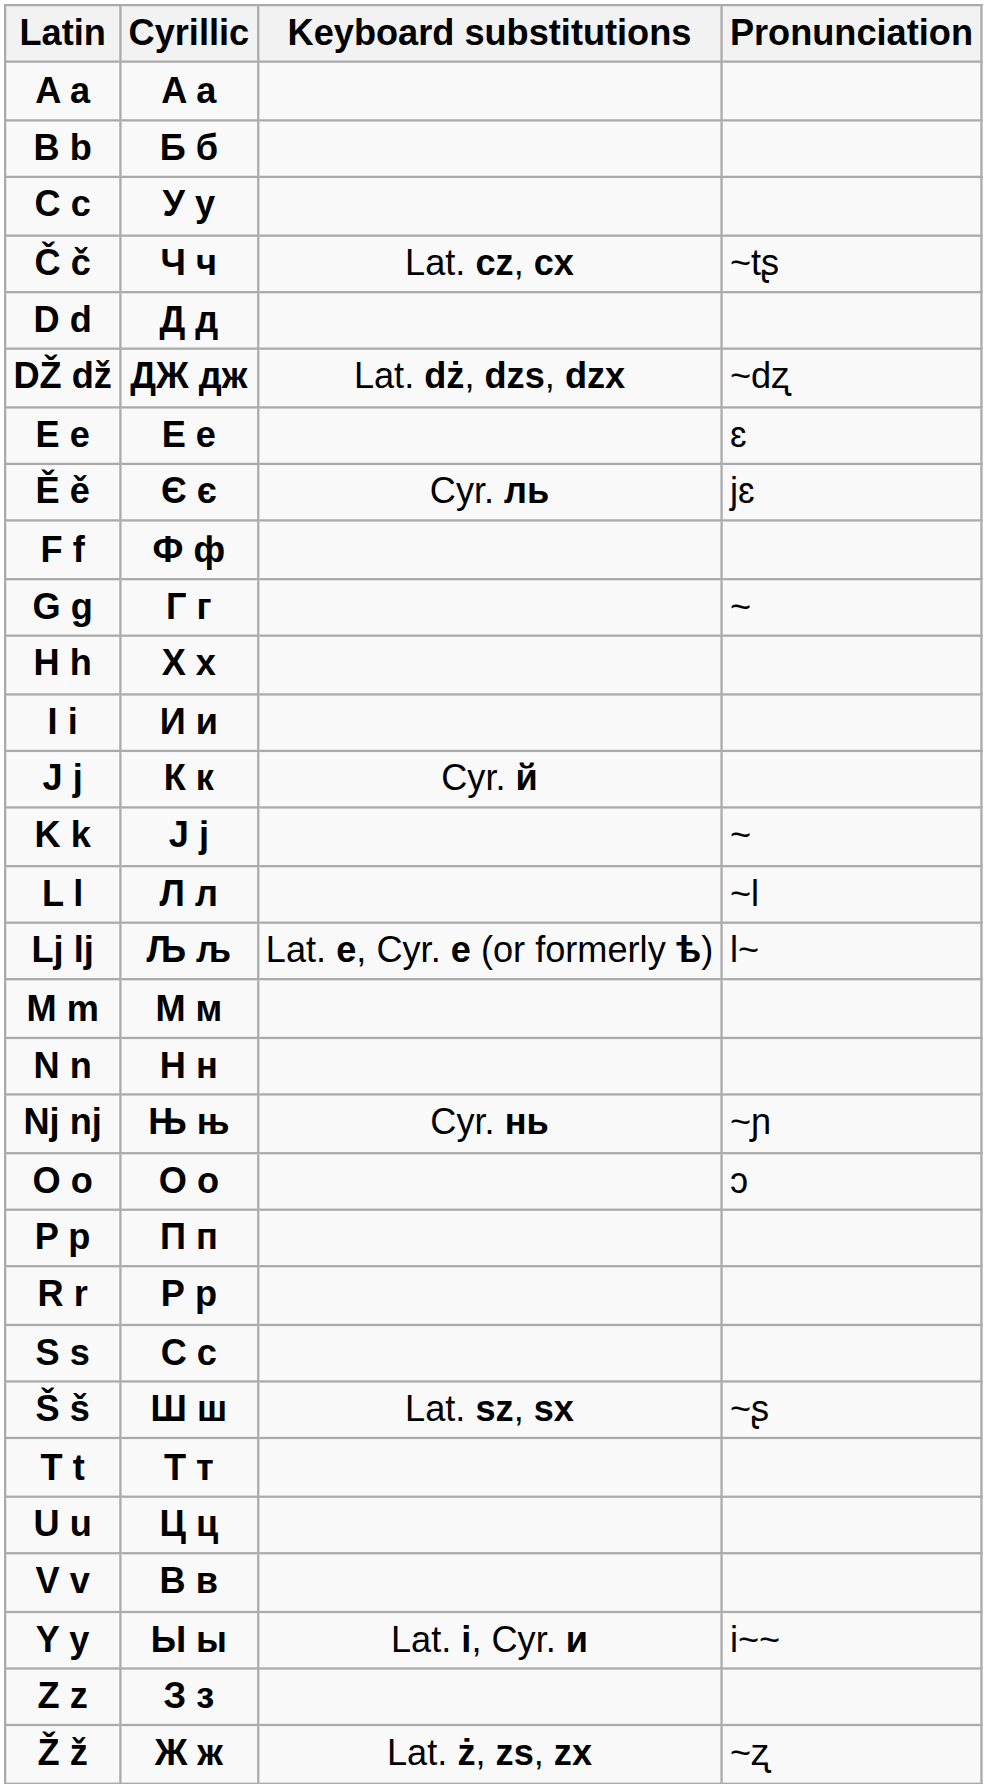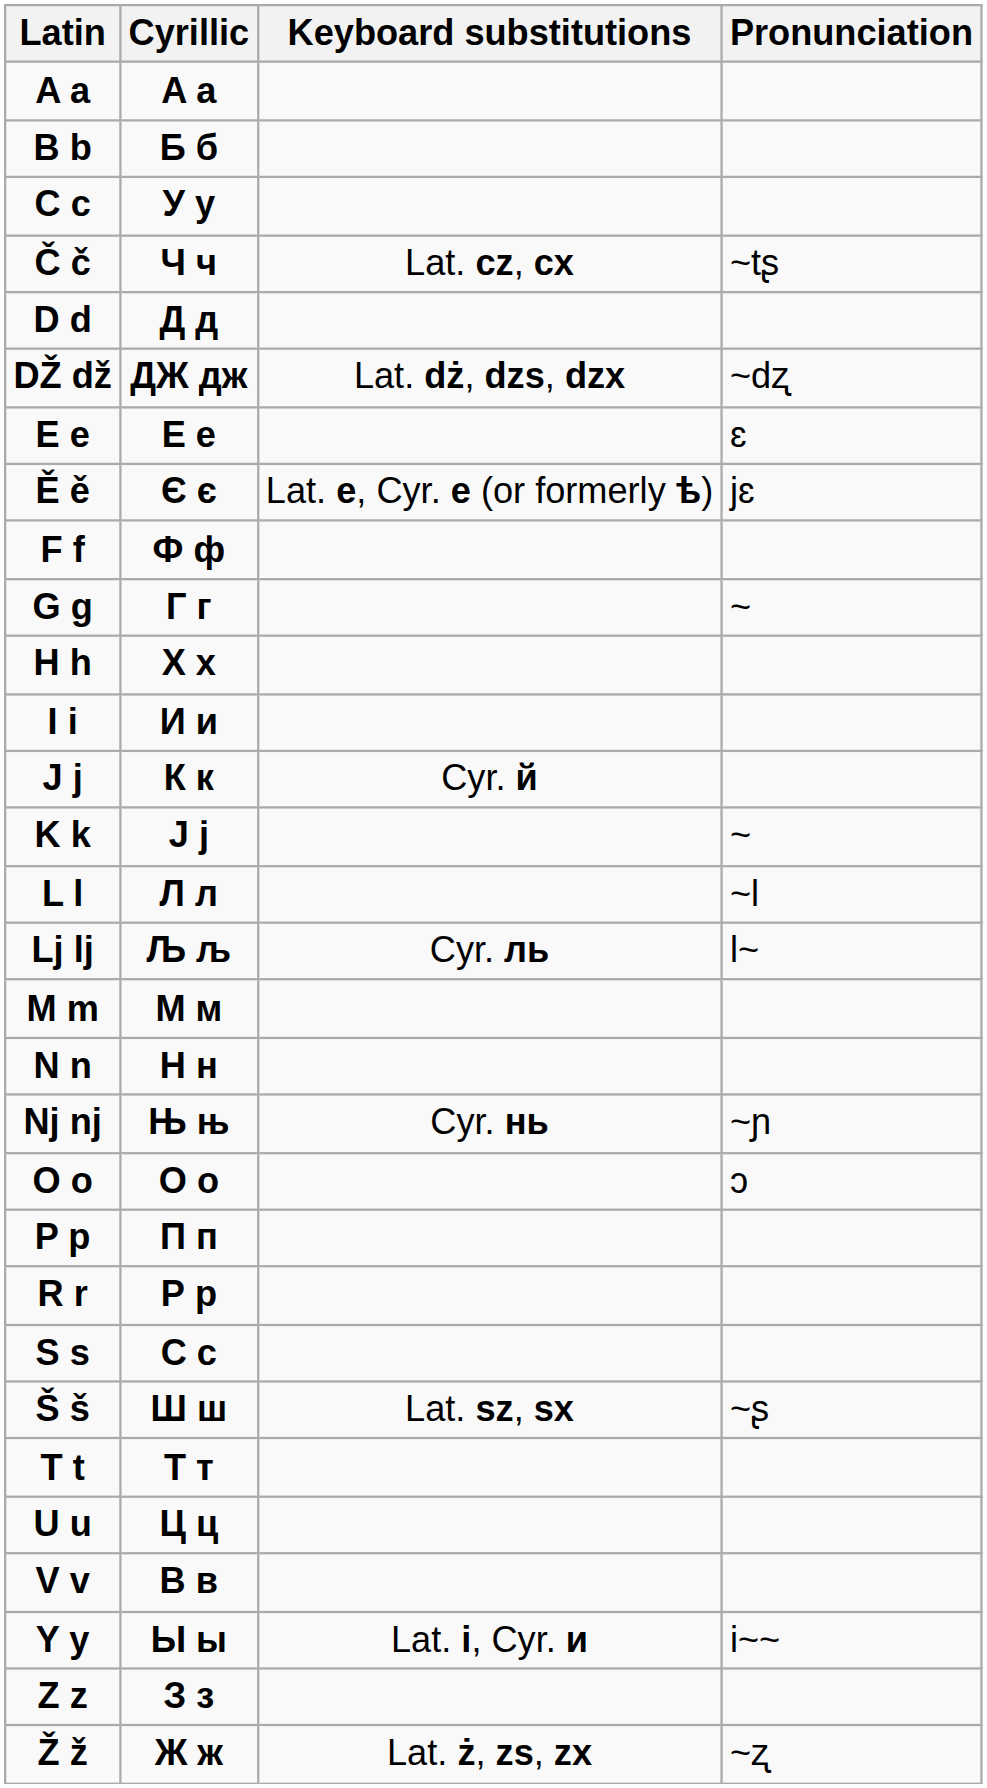(490, 491) Cyr. ль -> (490, 491) Lat. e, Cyr. е (or formerly ѣ)
(490, 950) Lat. e, Cyr. е (or formerly ѣ) -> (490, 950) Cyr. ль
